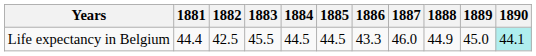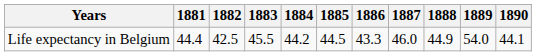(297, 39) 44.5 -> (297, 39) 44.2
(476, 39) 45.0 -> (476, 39) 54.0
(512, 39) paleturquoise background -> (512, 39) no background
